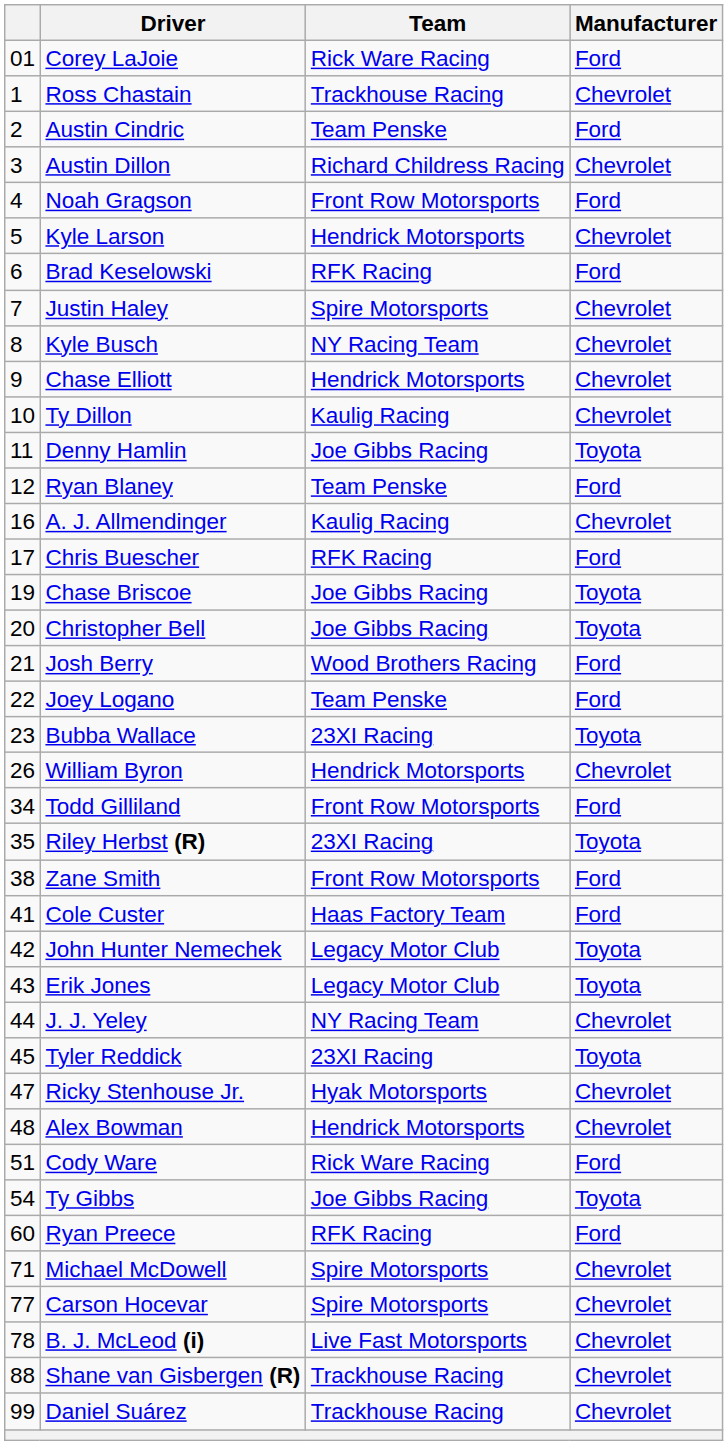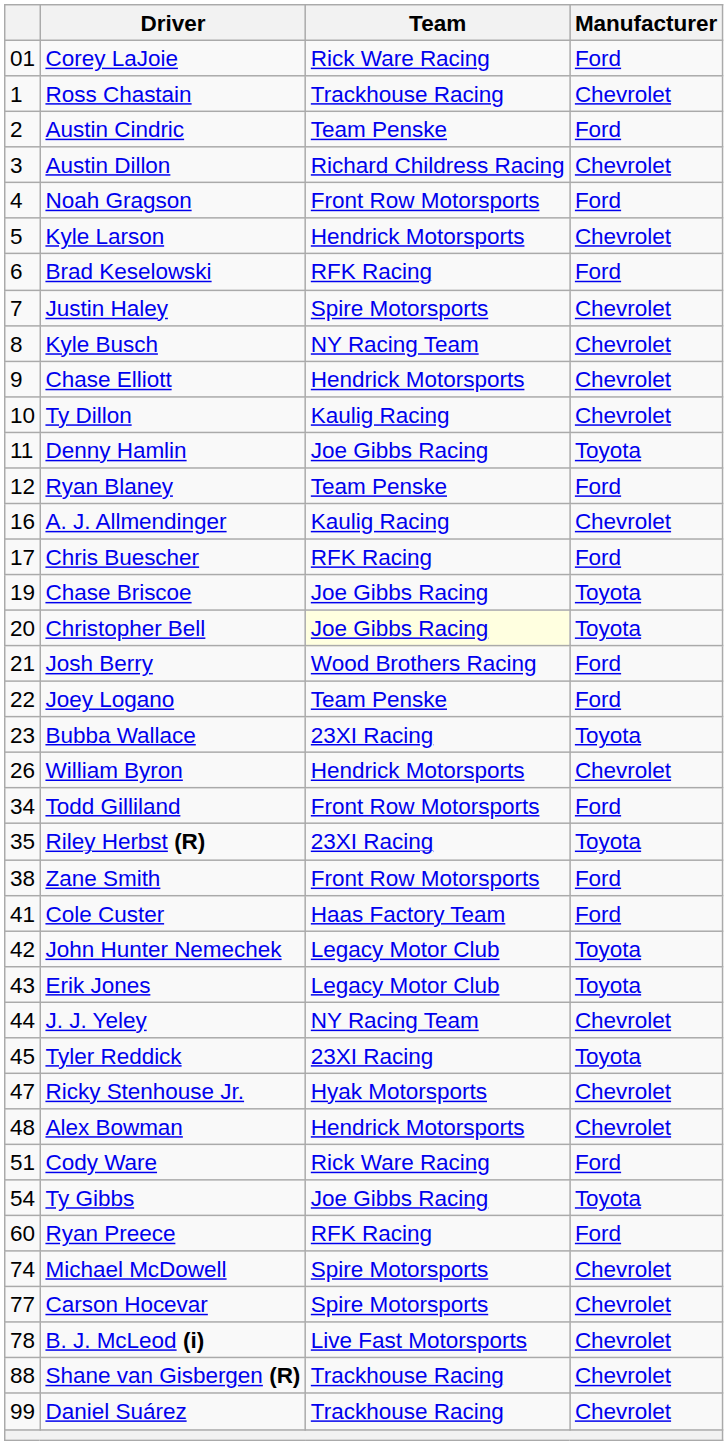(400, 628) no background -> (400, 628) lightyellow background
(22, 1269) 71 -> (22, 1269) 74
